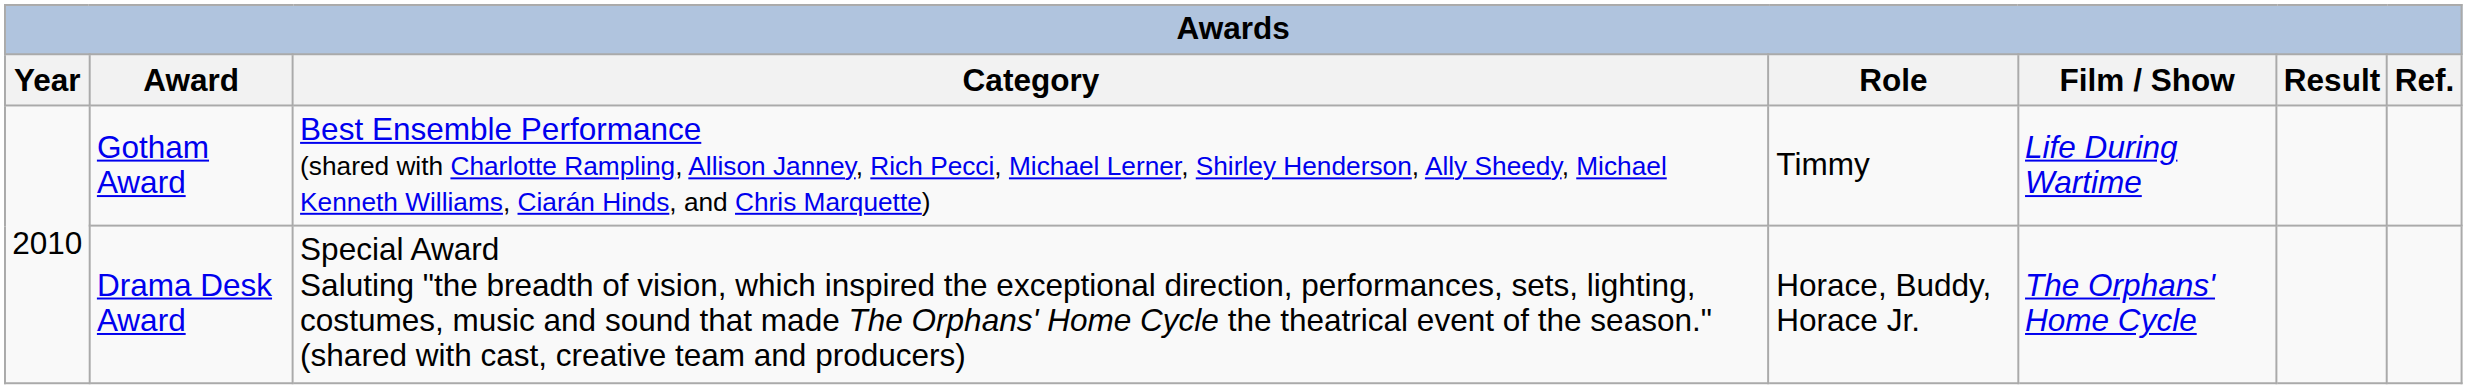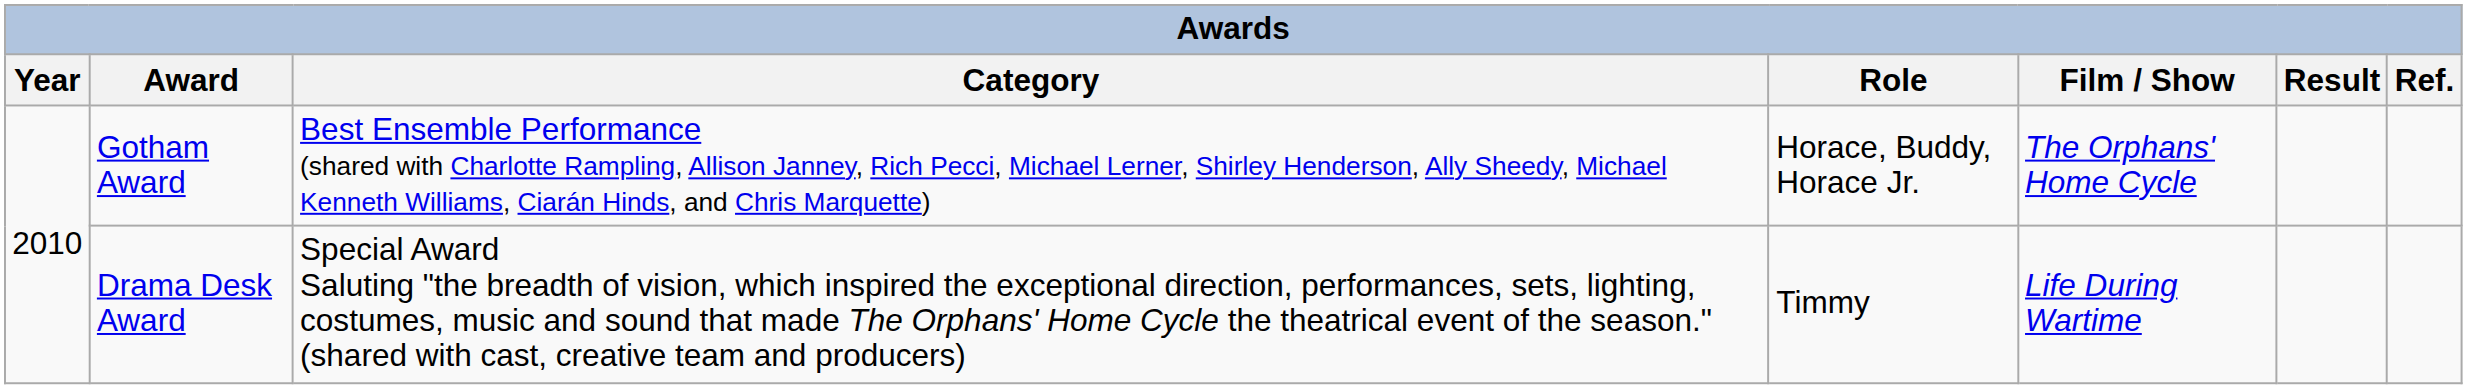(1823, 164) Timmy -> (1884, 164) Horace, Buddy, Horace Jr.
(2101, 164) Life During Wartime -> (2120, 164) The Orphans' Home Cycle
(1884, 303) Horace, Buddy, Horace Jr. -> (1823, 303) Timmy
(2120, 303) The Orphans' Home Cycle -> (2101, 303) Life During Wartime
